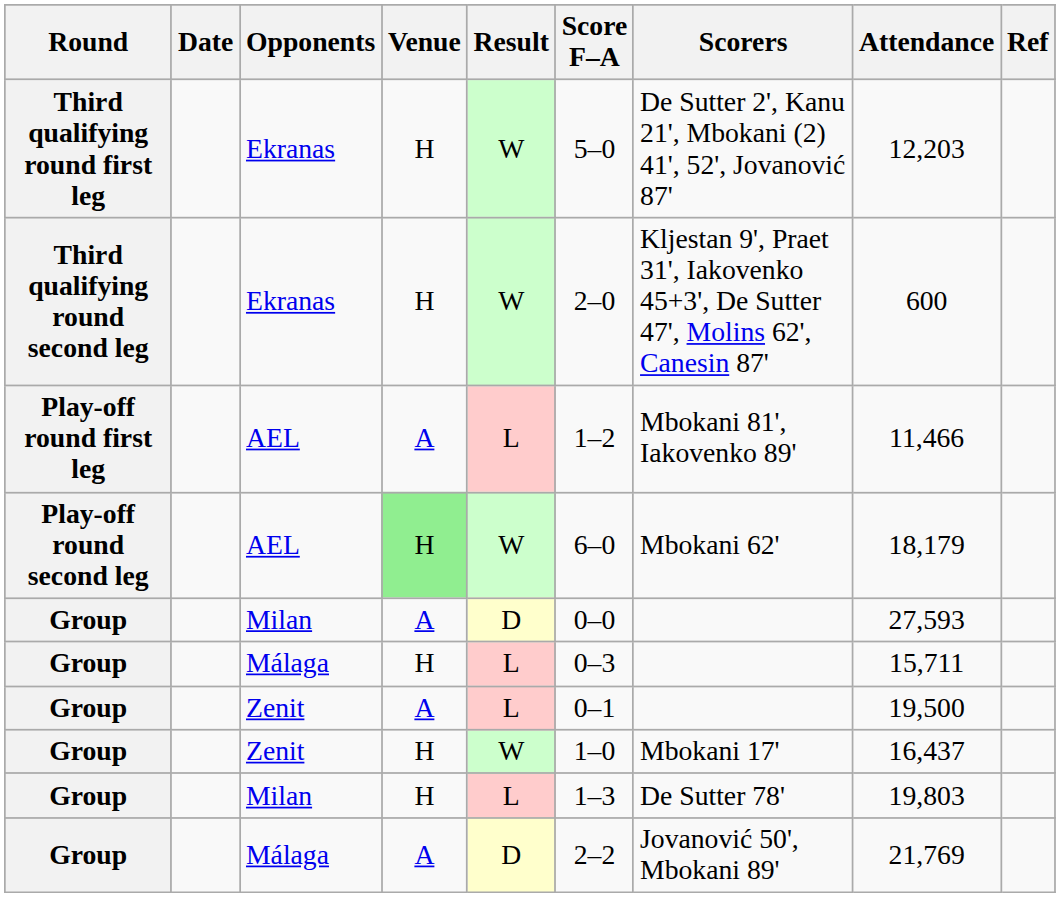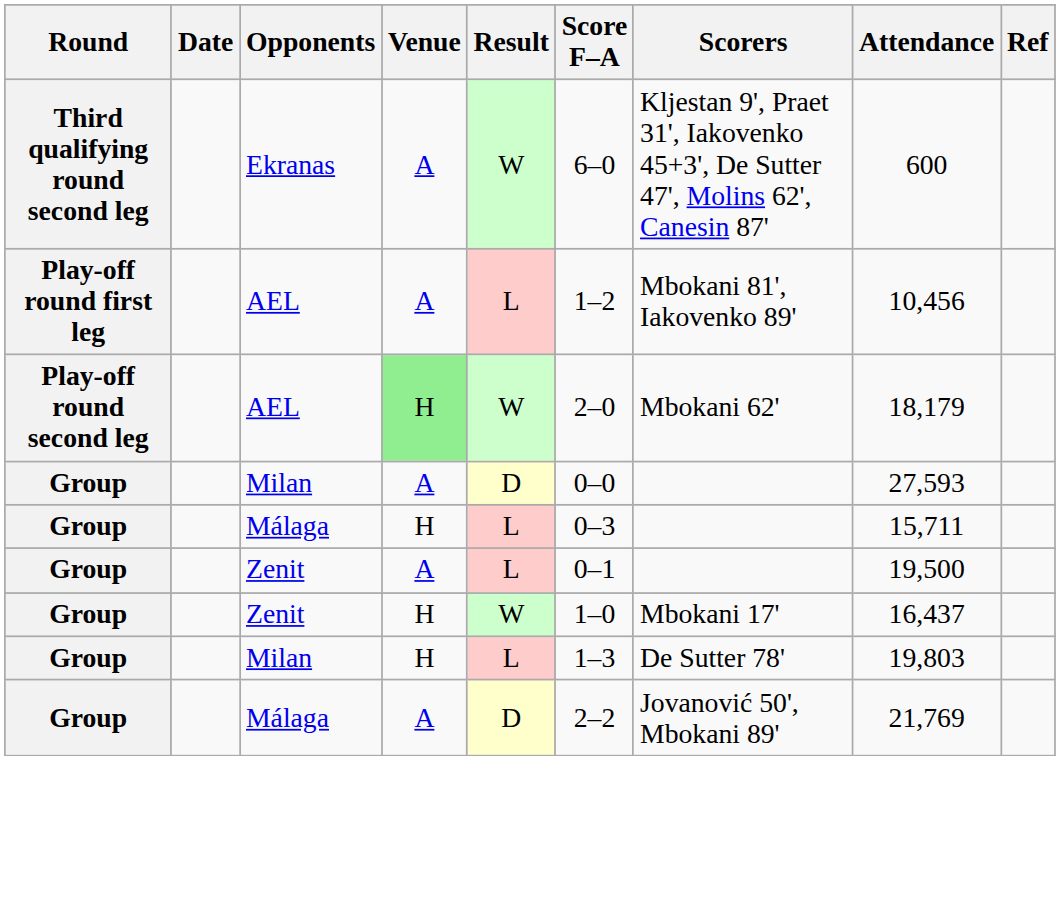- row: (88, 148)
(424, 301) H -> (424, 163) A
(594, 301) 2–0 -> (594, 163) 6–0
(927, 438) 11,466 -> (927, 301) 10,456
(594, 544) 6–0 -> (594, 407) 2–0
